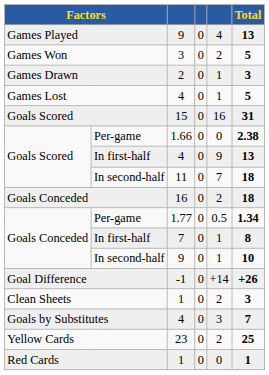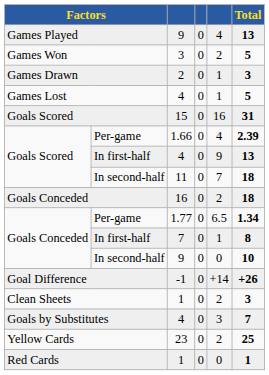(219, 136) 0 -> (219, 136) 4
(248, 136) 2.38 -> (248, 136) 2.39
(219, 217) 0.5 -> (219, 217) 6.5
(219, 258) 1 -> (219, 258) 0
